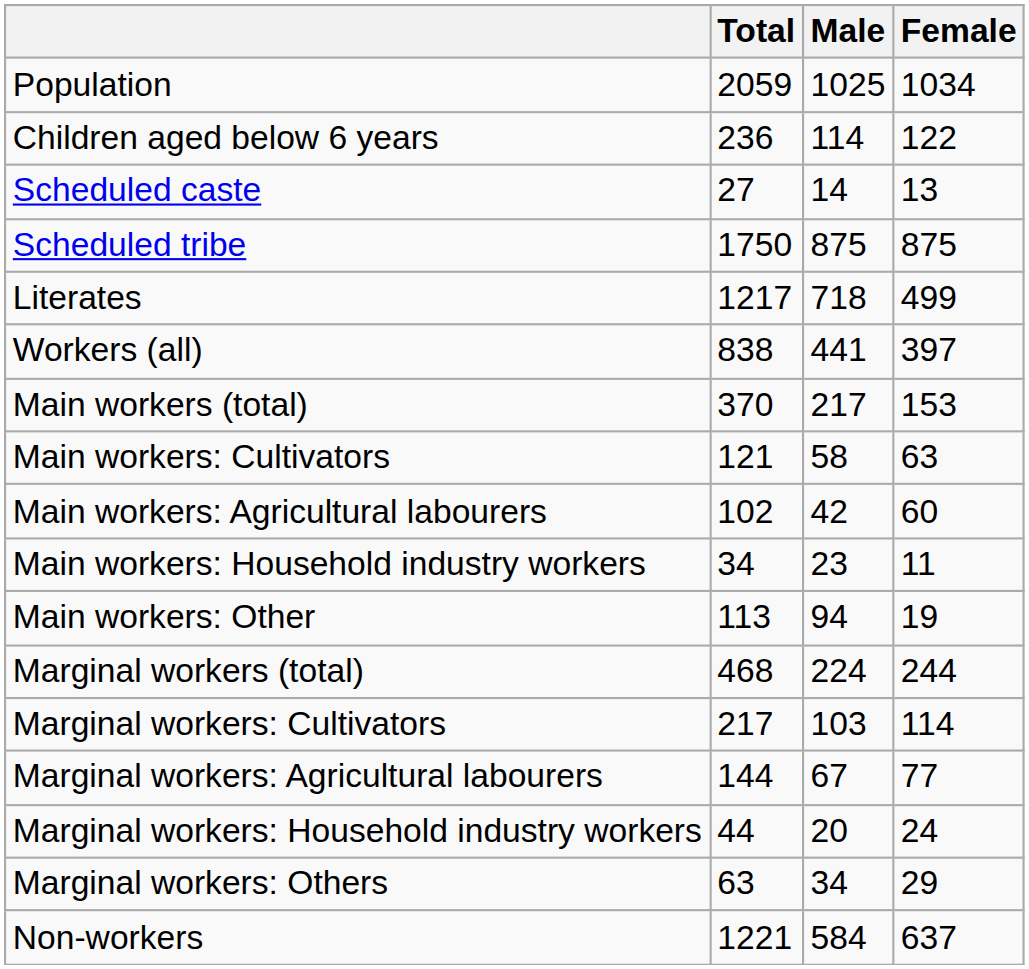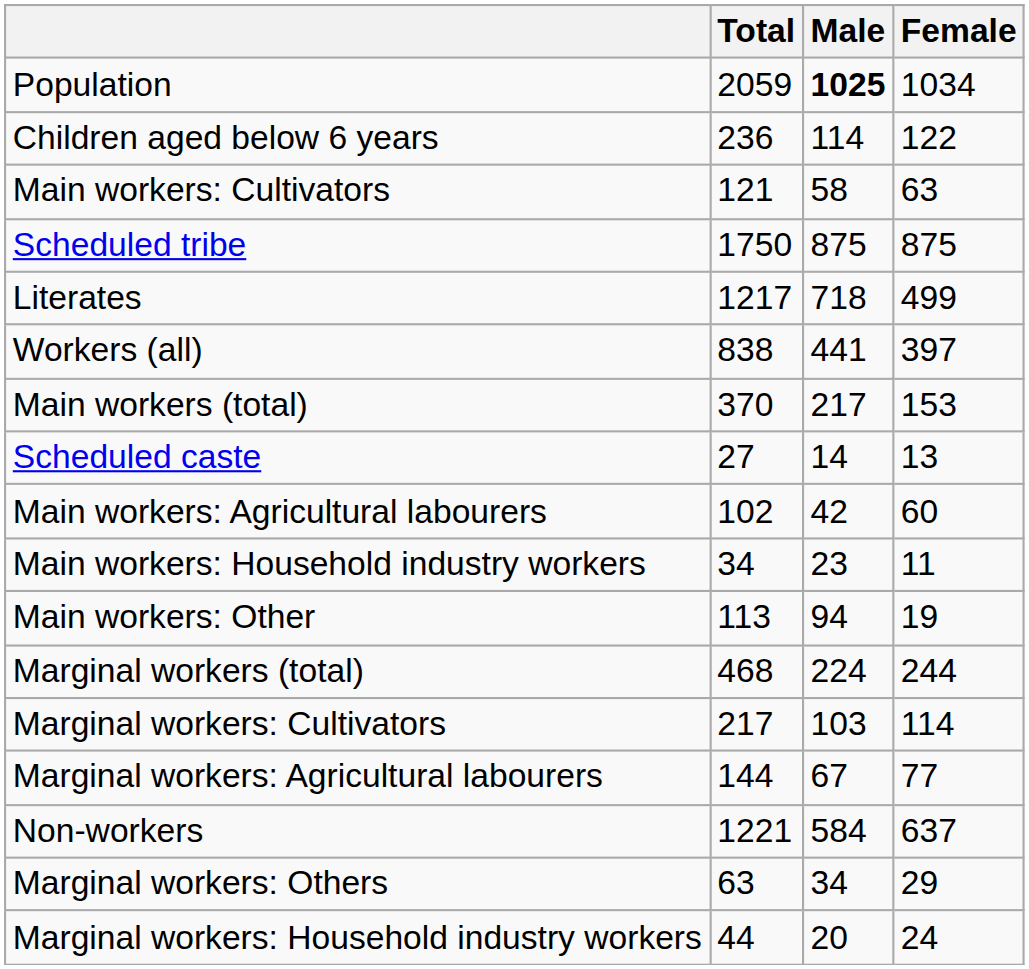(848, 84) normal -> (848, 84) bold
rows swapped: (137, 191) <-> (201, 457)
rows swapped: (357, 830) <-> (108, 937)
